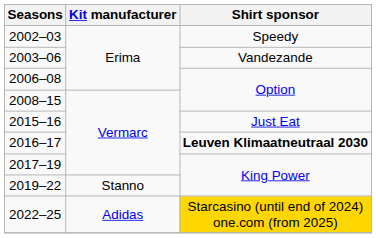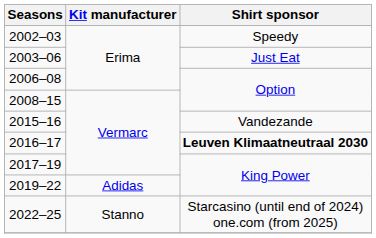(275, 57) Vandezande -> (275, 57) Just Eat
(275, 121) Just Eat -> (275, 121) Vandezande
(123, 185) Stanno -> (123, 185) Adidas
(123, 214) Adidas -> (123, 214) Stanno
(275, 214) gold background -> (275, 214) no background
